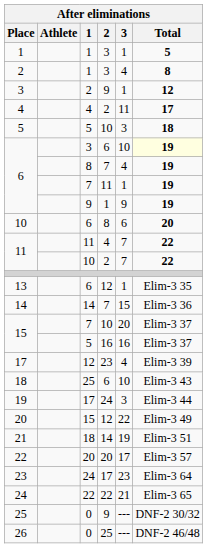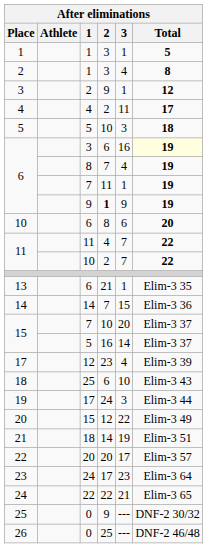(124, 147) 10 -> (124, 147) 16
(106, 204) normal -> (106, 204) bold
(106, 285) 12 -> (106, 285) 21
(124, 343) 16 -> (124, 343) 14
